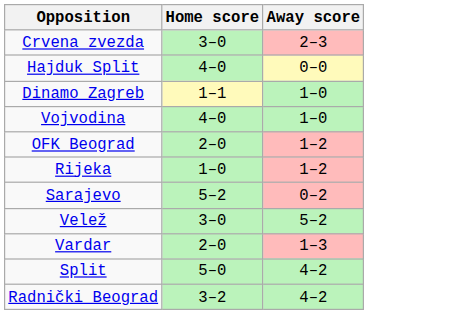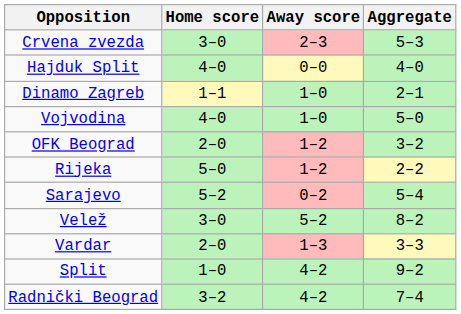+ column: (410, 17)
(212, 170) 1–0 -> (212, 170) 5–0
(212, 272) 5–0 -> (212, 272) 1–0
